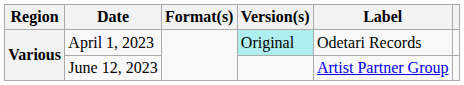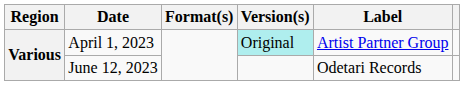(369, 42) Odetari Records -> (383, 42) Artist Partner Group
(383, 67) Artist Partner Group -> (369, 67) Odetari Records
